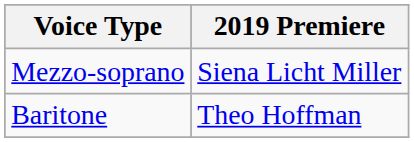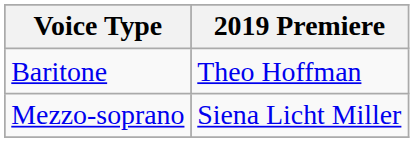rows swapped: (59, 114) <-> (98, 70)
